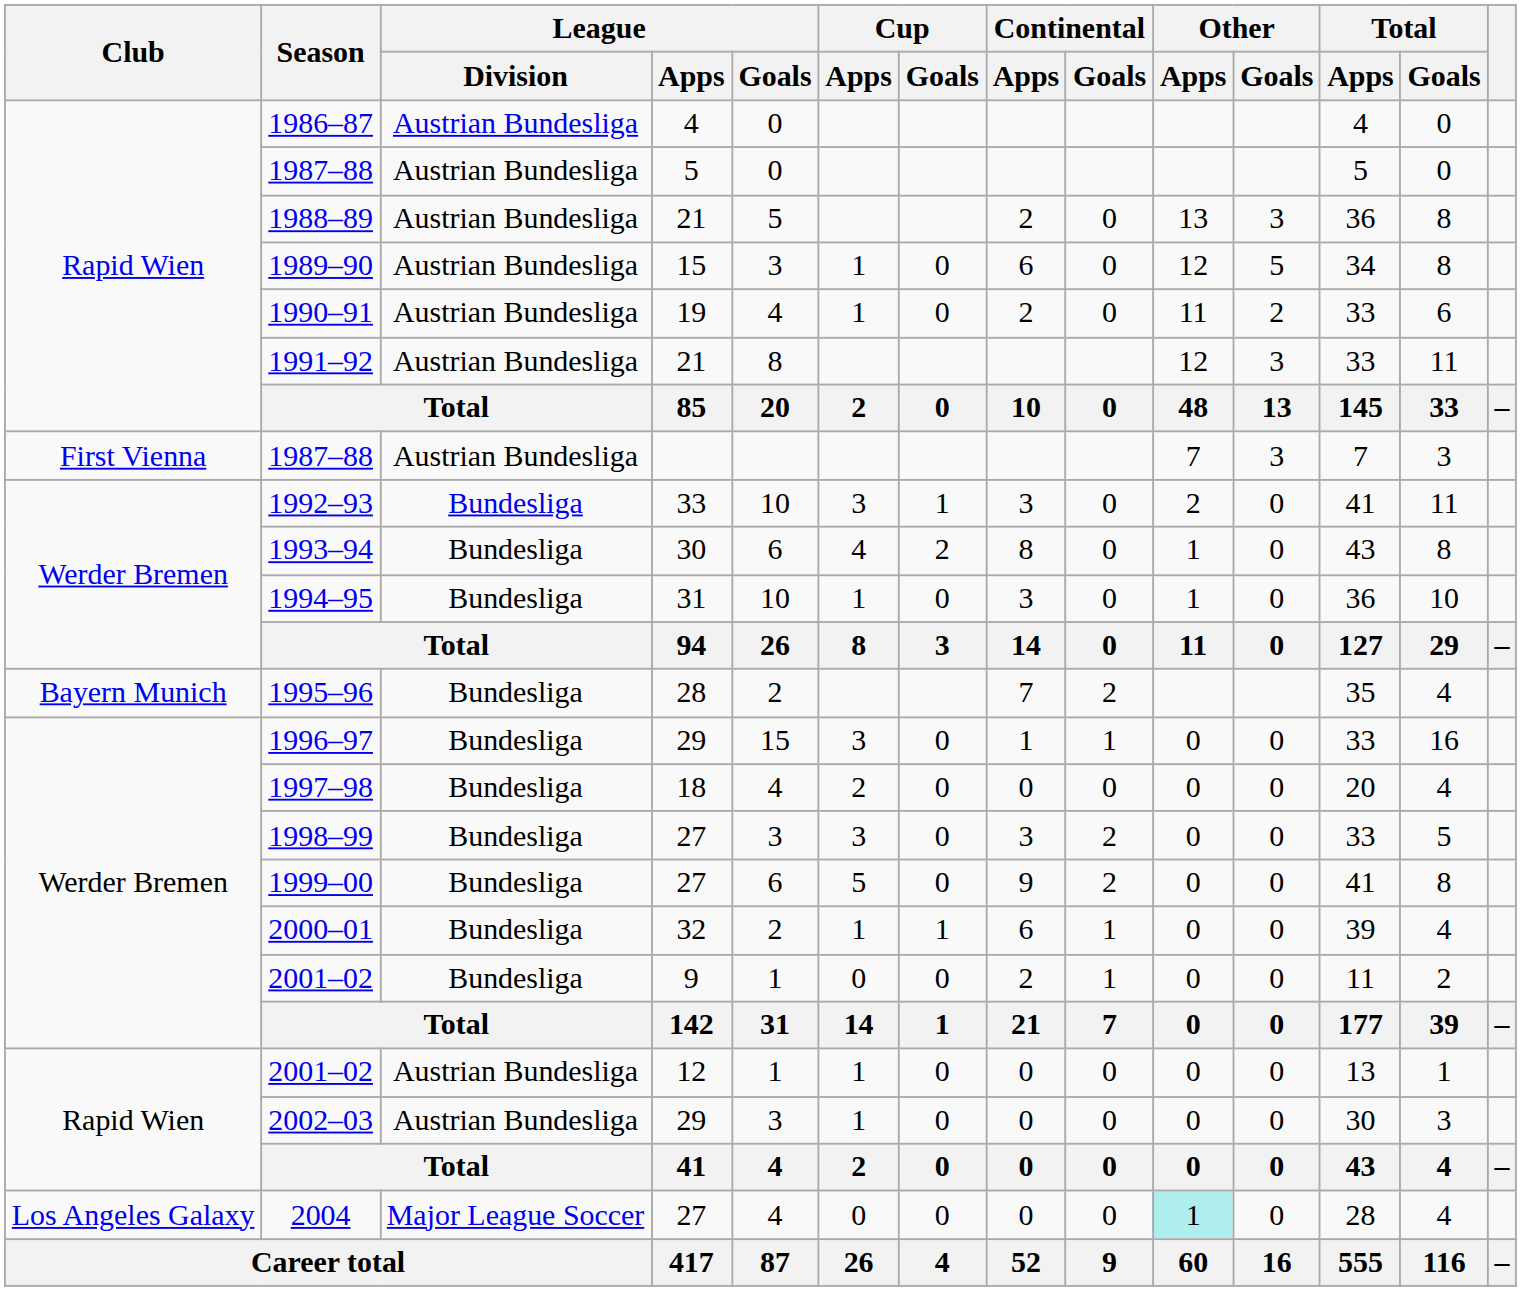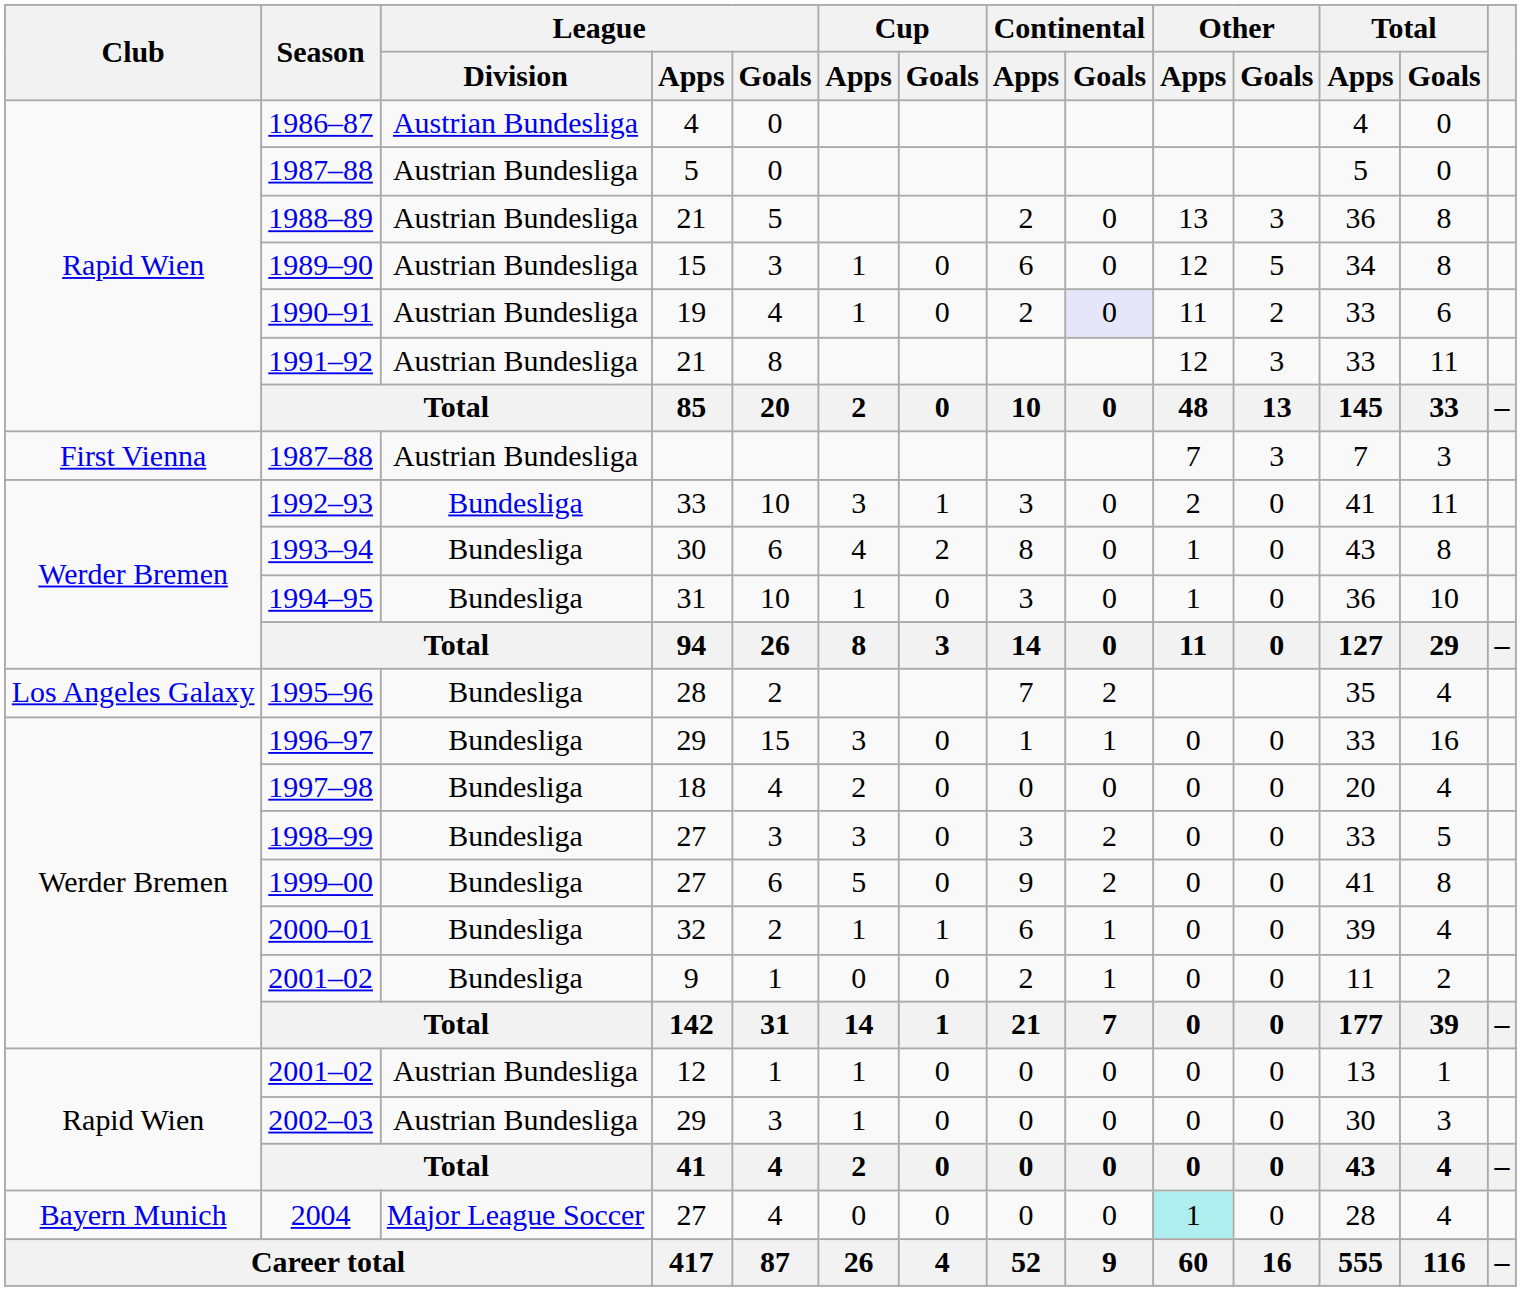(1110, 312) no background -> (1110, 312) lavender background
(133, 692) Bayern Munich -> (133, 692) Los Angeles Galaxy
(133, 1214) Los Angeles Galaxy -> (133, 1214) Bayern Munich
